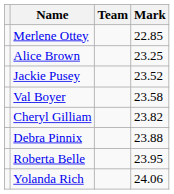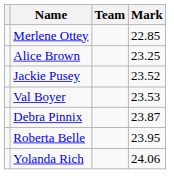(148, 96) 23.58 -> (146, 96) 23.53
- row: (52, 117)
(148, 138) 23.88 -> (146, 117) 23.87
